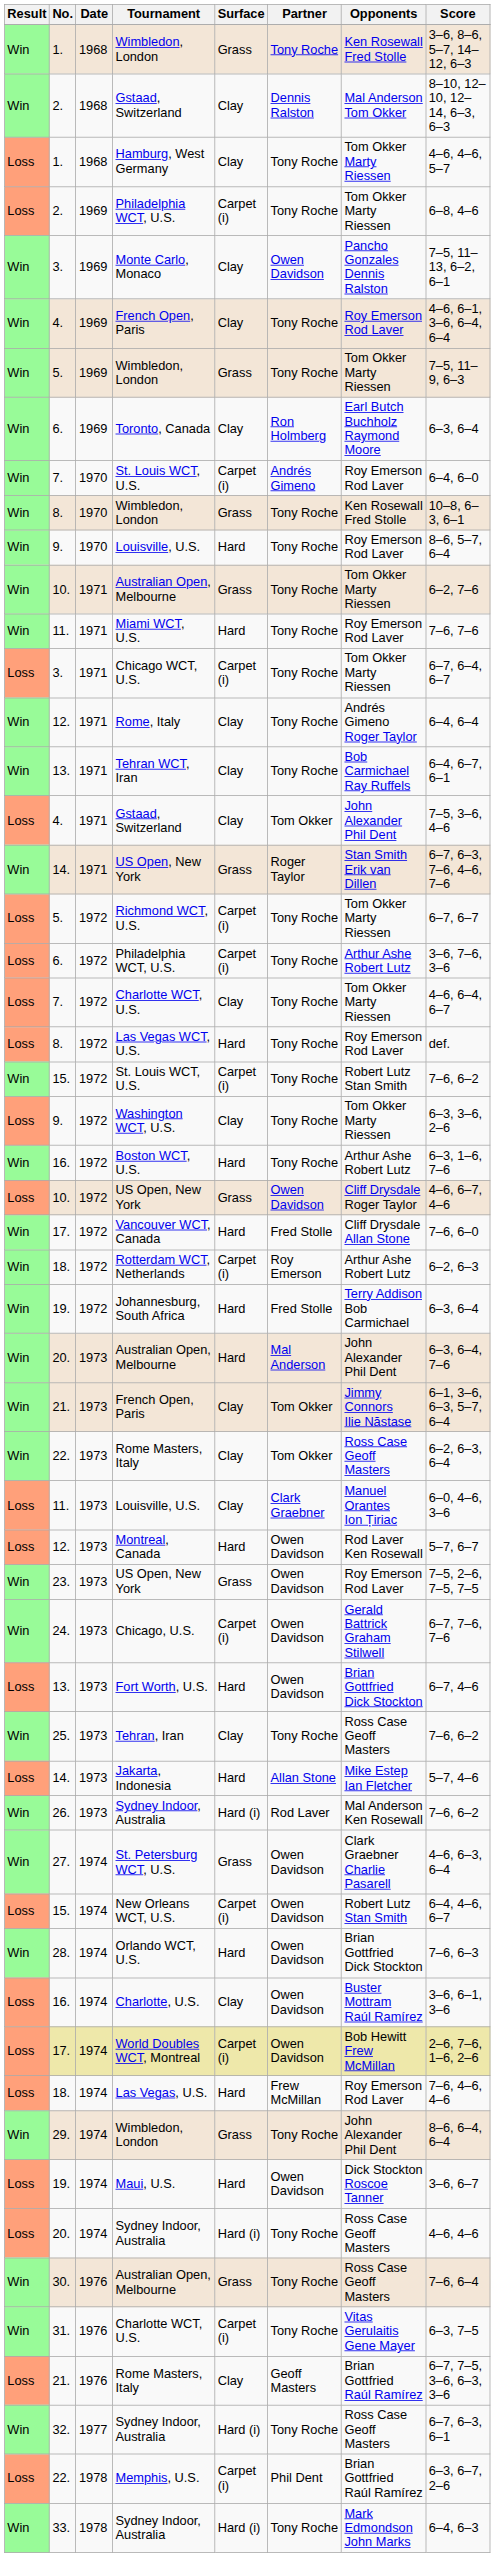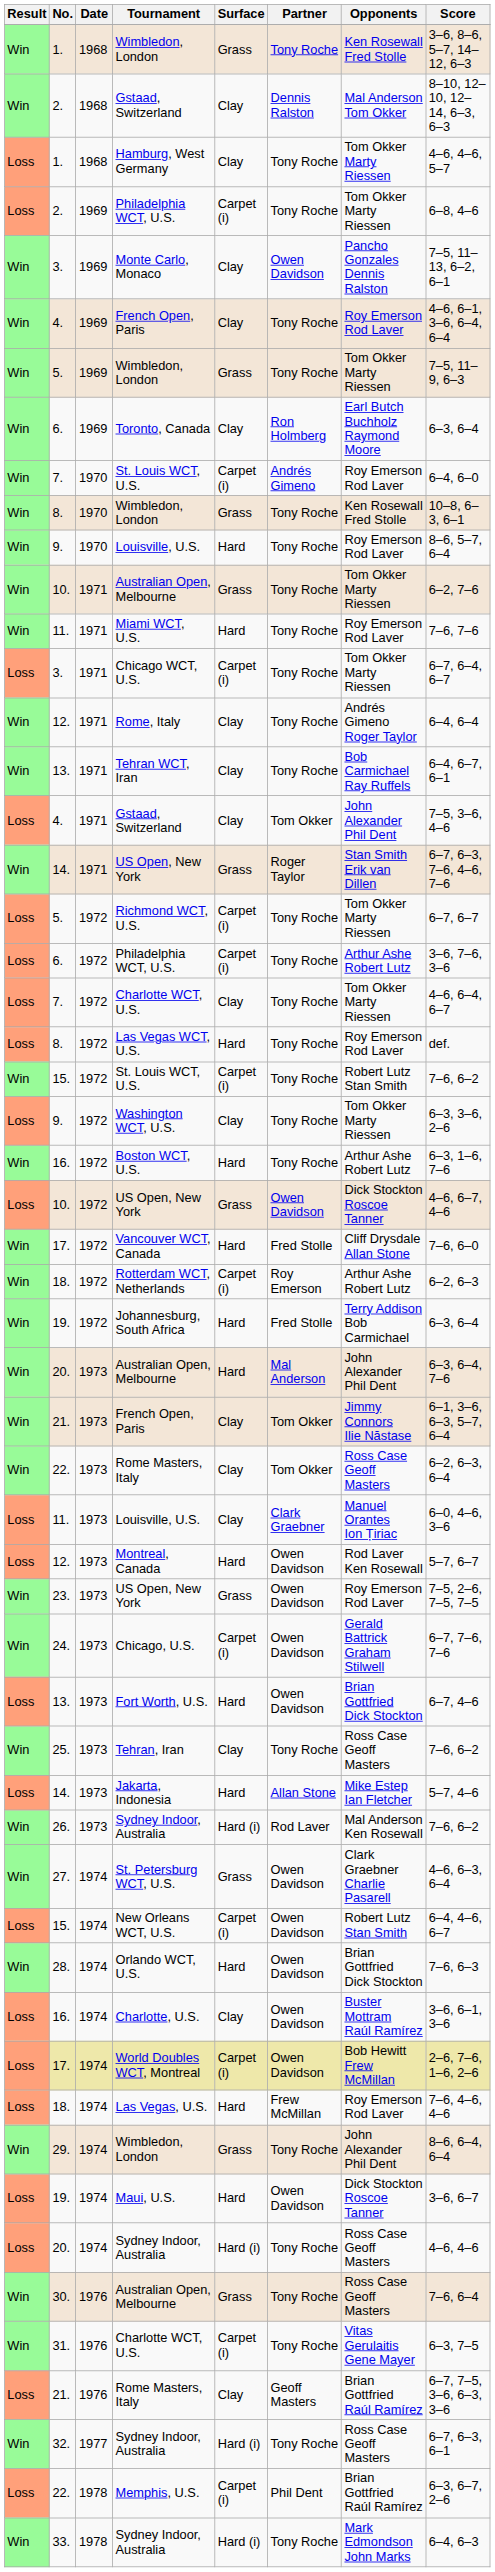(382, 1197) Cliff Drysdale Roger Taylor -> (384, 1204) Dick Stockton Roscoe Tanner
